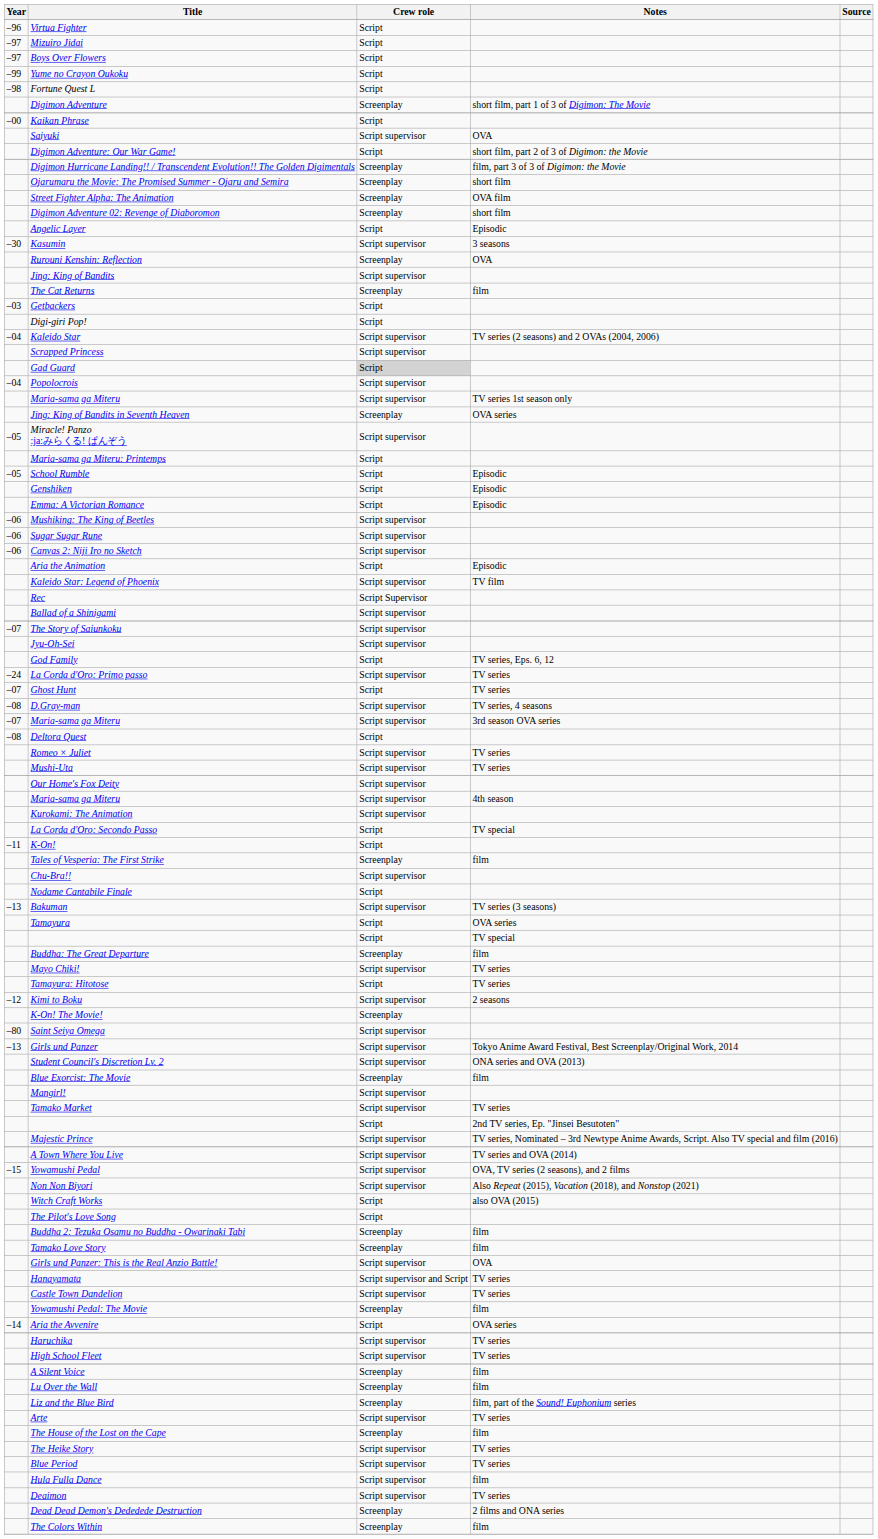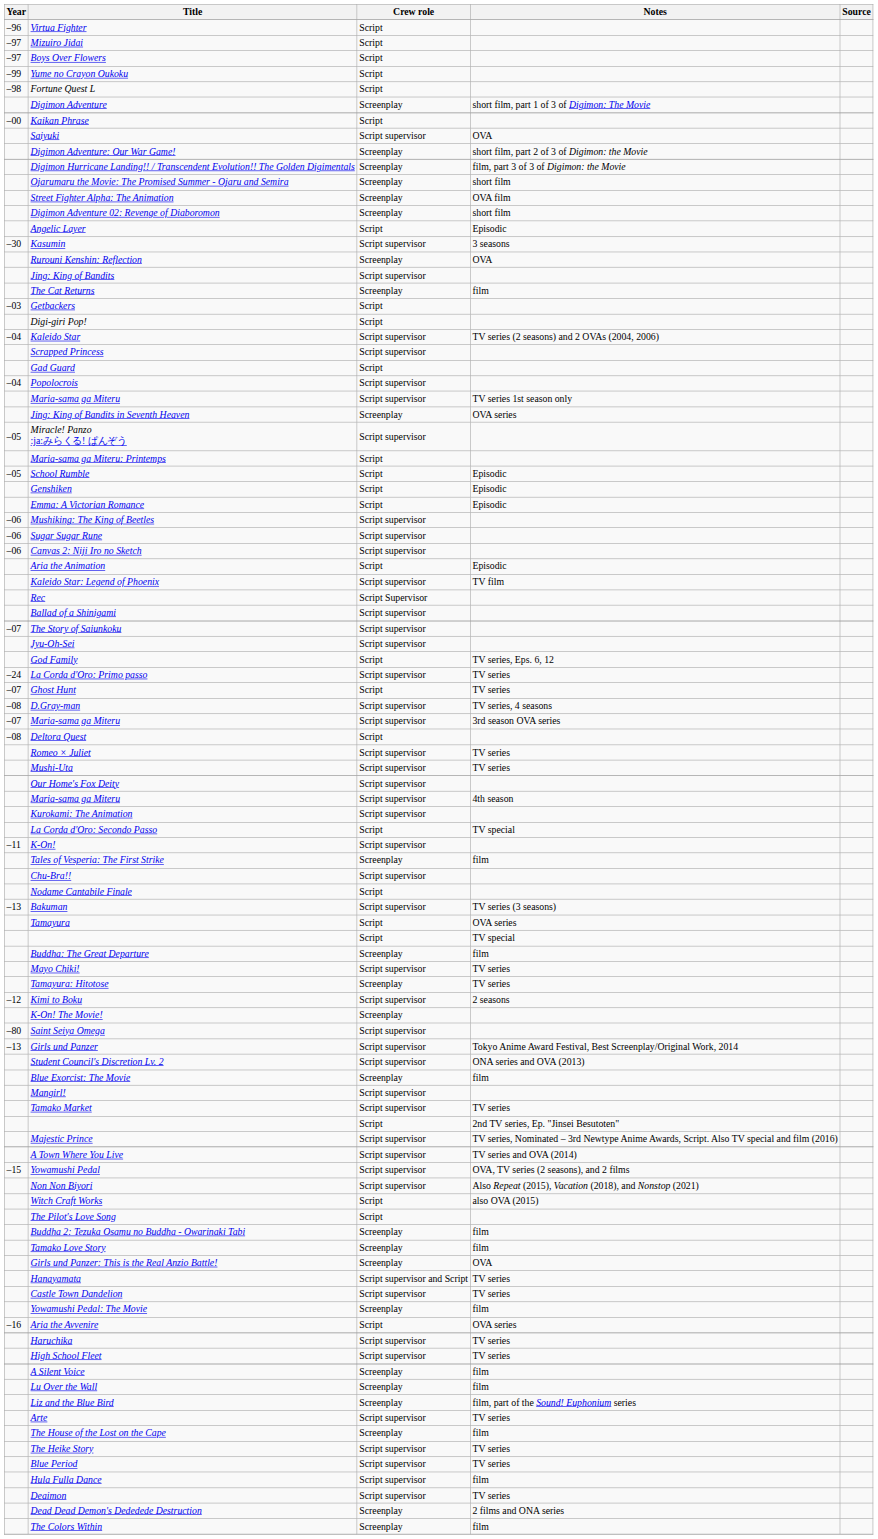(371, 151) Script -> (381, 151) Screenplay
(371, 368) lightgrey background -> (371, 368) no background
(371, 845) Script -> (392, 845) Script supervisor
(371, 984) Script -> (381, 984) Screenplay
(392, 1263) Script supervisor -> (381, 1263) Screenplay
(14, 1325) –14 -> (14, 1325) –16
